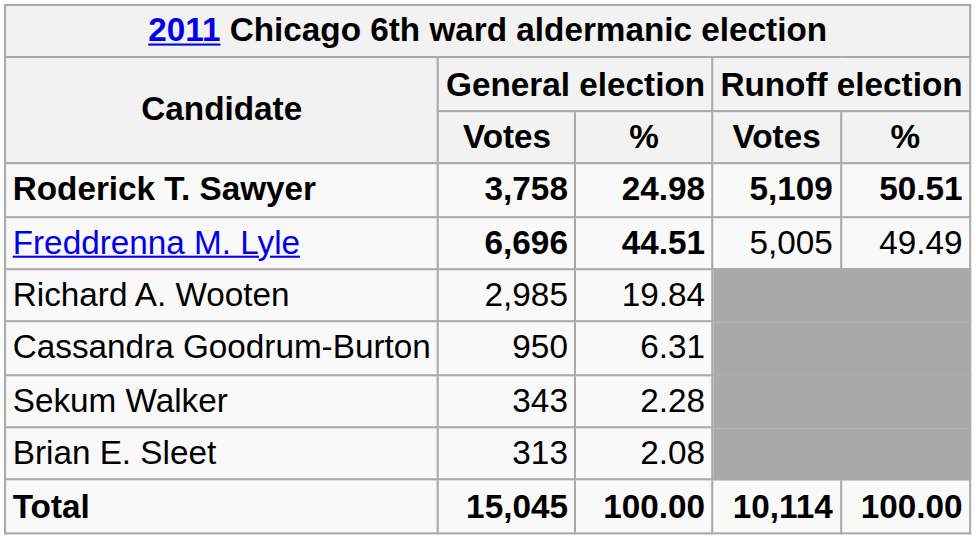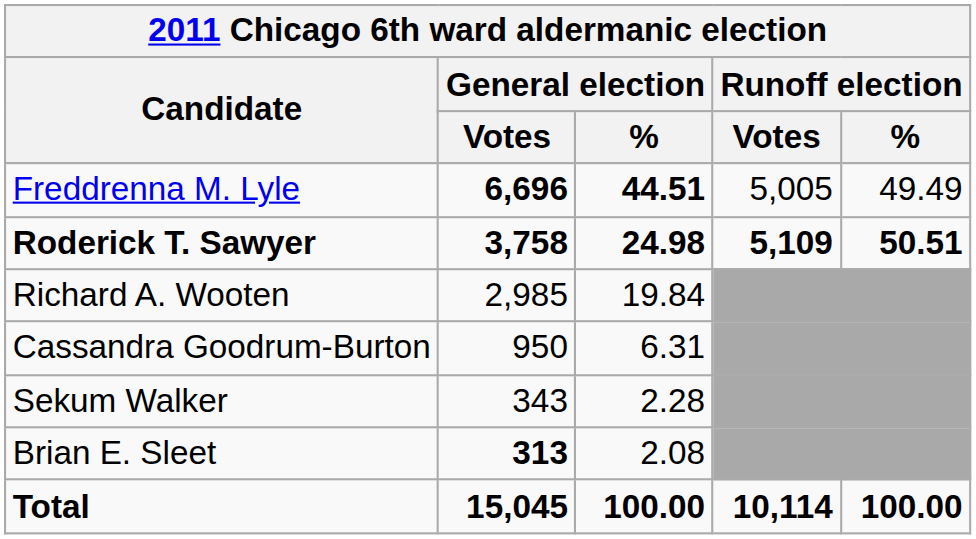rows swapped: (164, 189) <-> (156, 242)
(540, 453) normal -> (540, 453) bold
